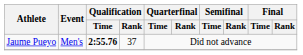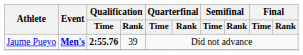(72, 42) normal -> (73, 42) bold
(132, 42) 37 -> (133, 42) 39
